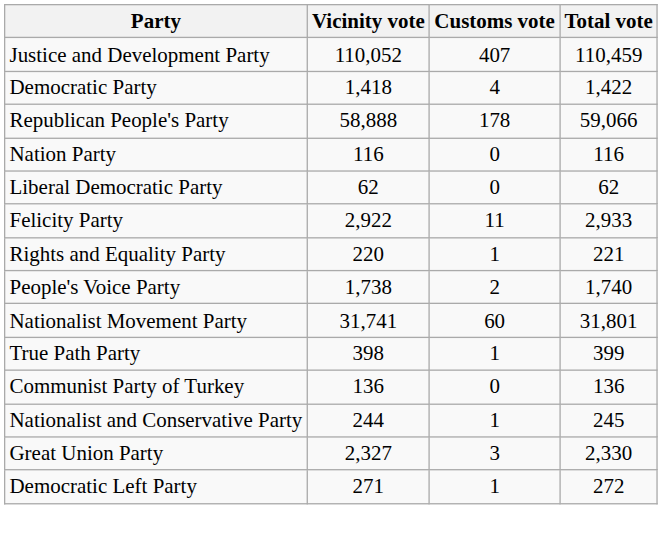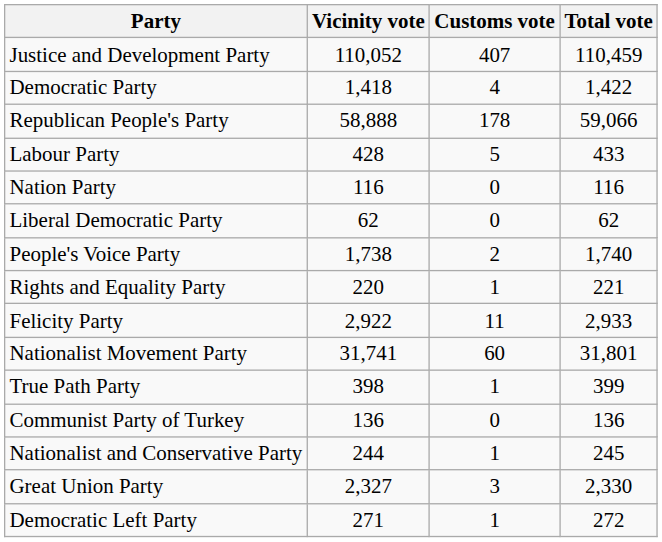+ row: (64, 154)
rows swapped: (66, 220) <-> (95, 287)
